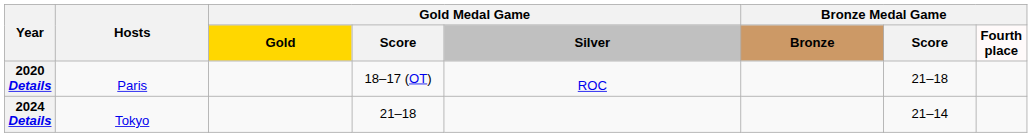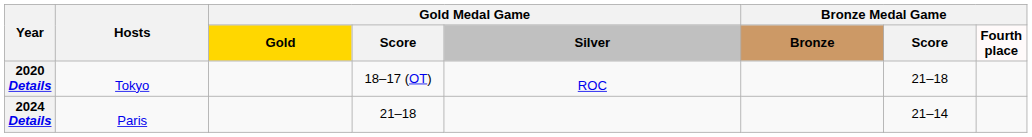(132, 86) Paris -> (132, 86) Tokyo
(132, 121) Tokyo -> (132, 121) Paris
